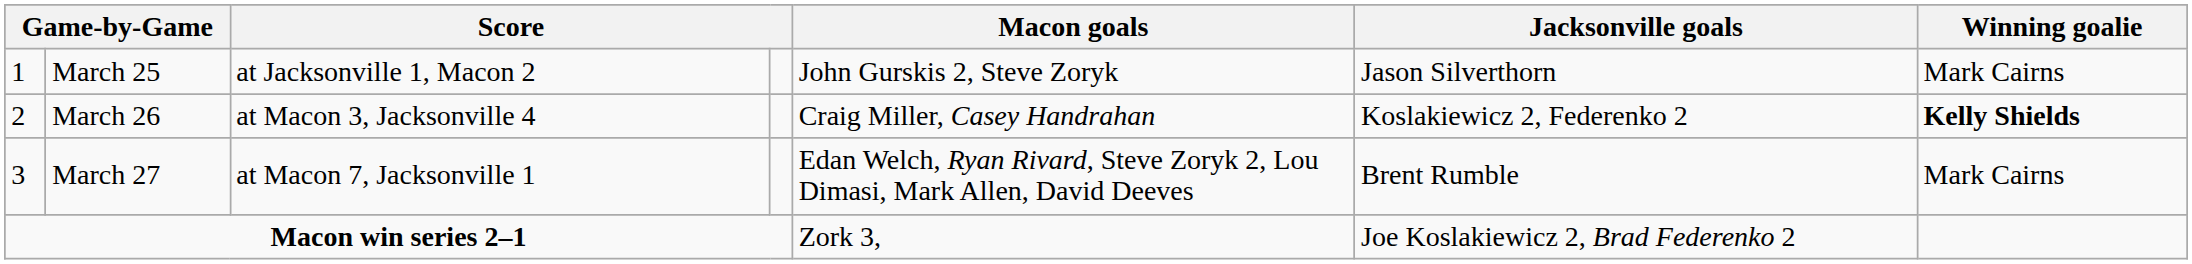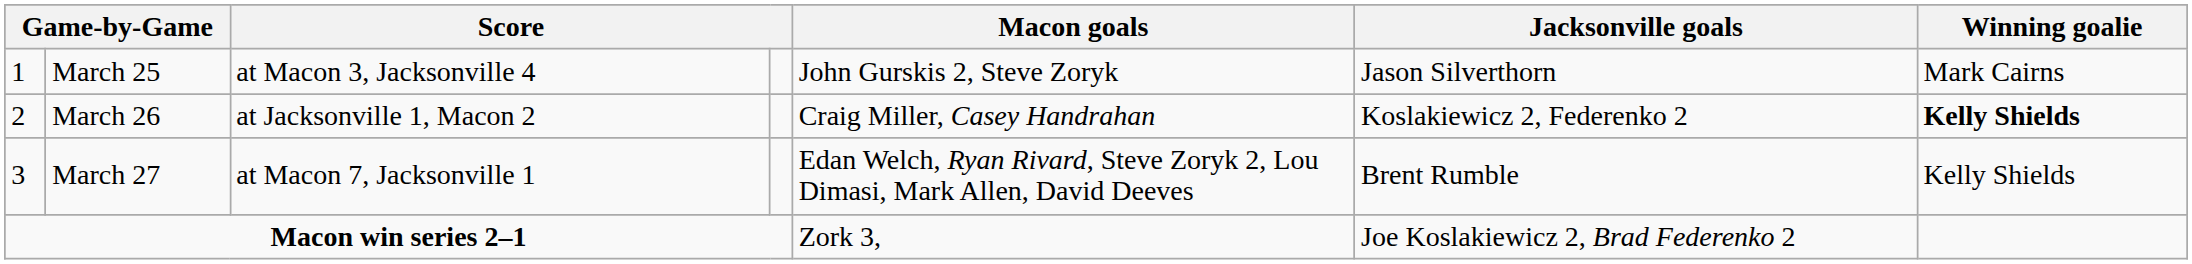(386, 71) at Jacksonville 1, Macon 2 -> (386, 71) at Macon 3, Jacksonville 4
(386, 115) at Macon 3, Jacksonville 4 -> (386, 115) at Jacksonville 1, Macon 2
(1994, 175) Mark Cairns -> (1999, 175) Kelly Shields
